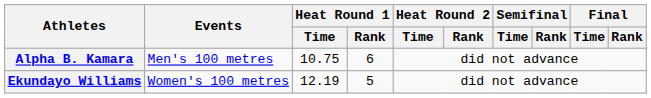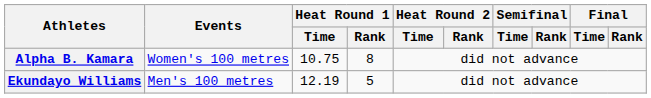(210, 59) Men's 100 metres -> (218, 59) Women's 100 metres
(370, 59) 6 -> (370, 59) 8
(218, 81) Women's 100 metres -> (210, 81) Men's 100 metres
